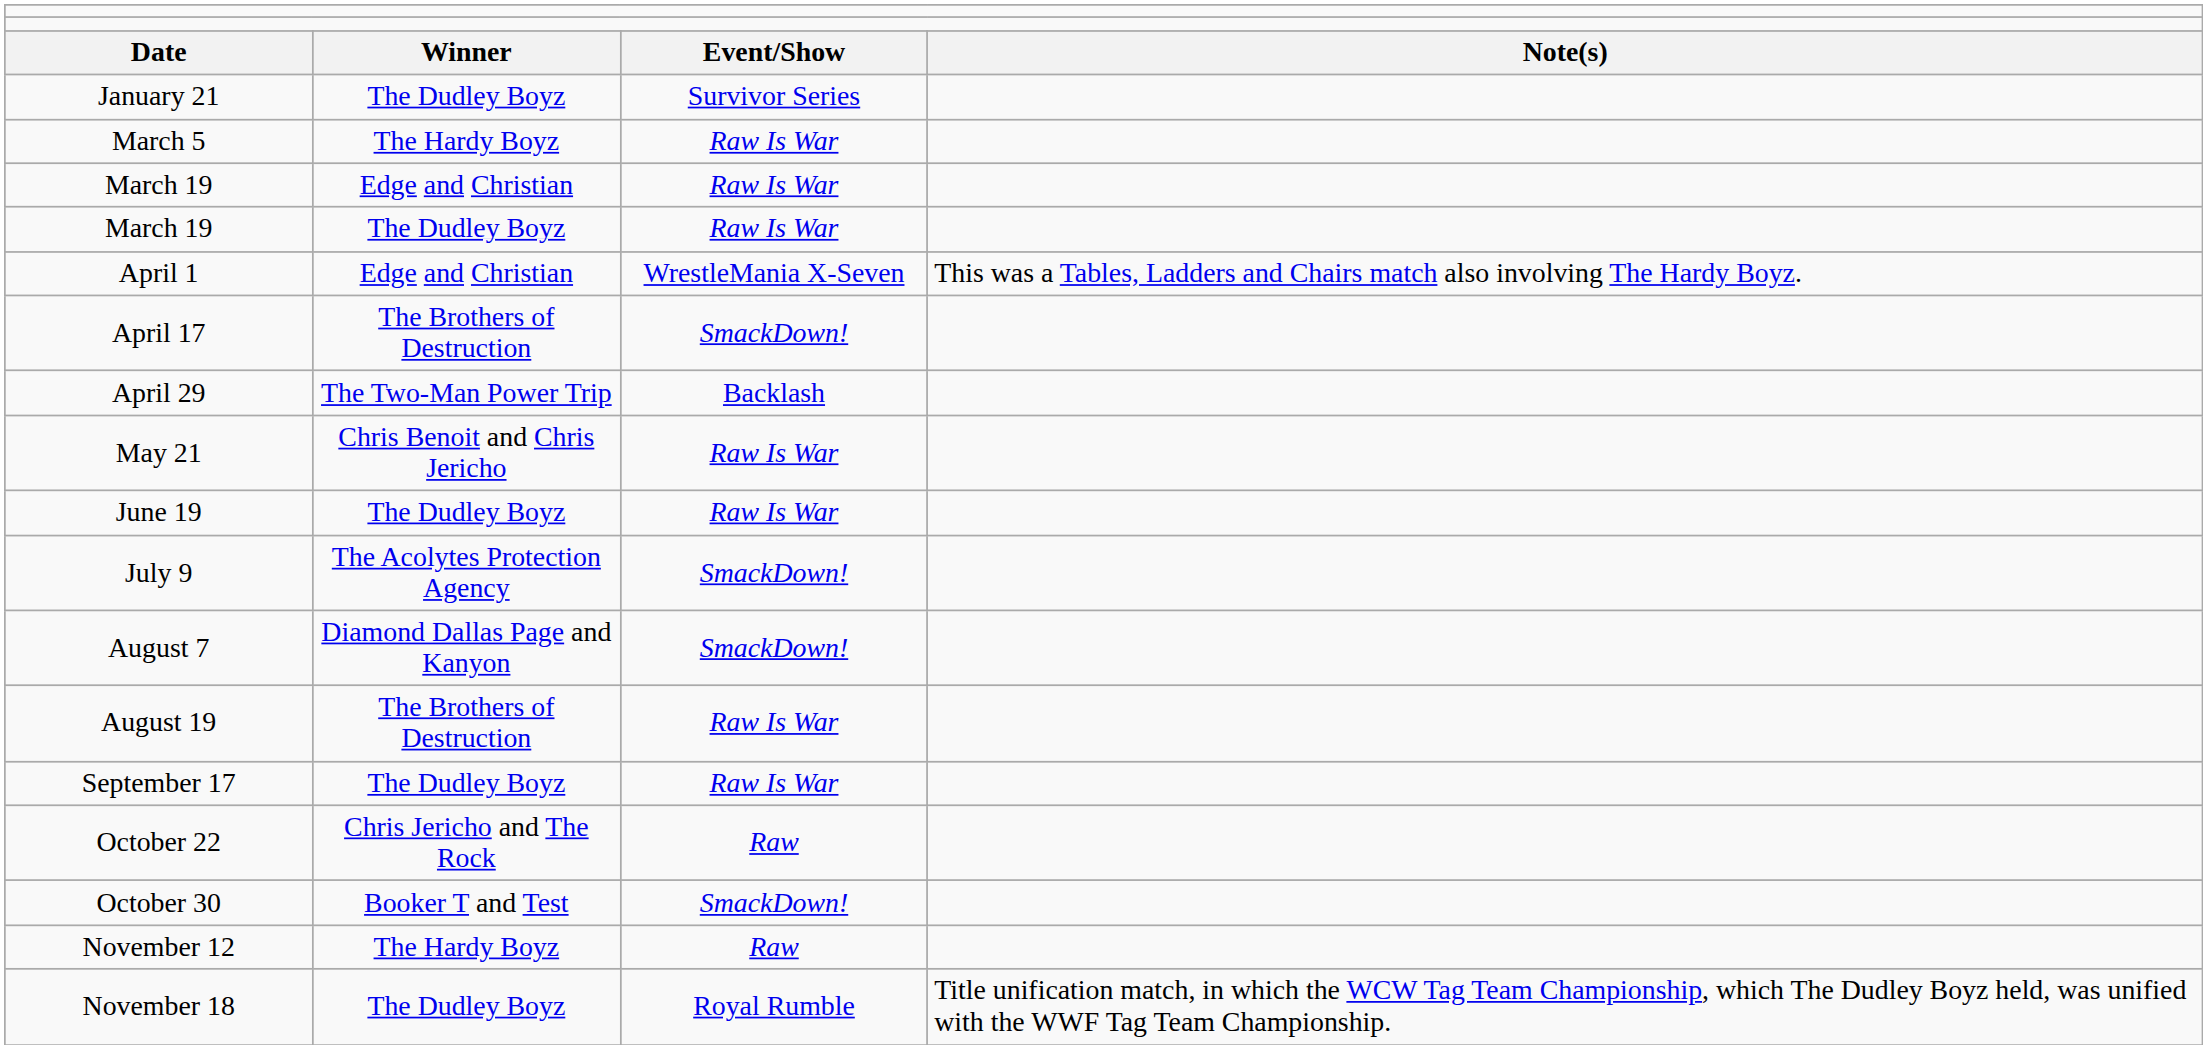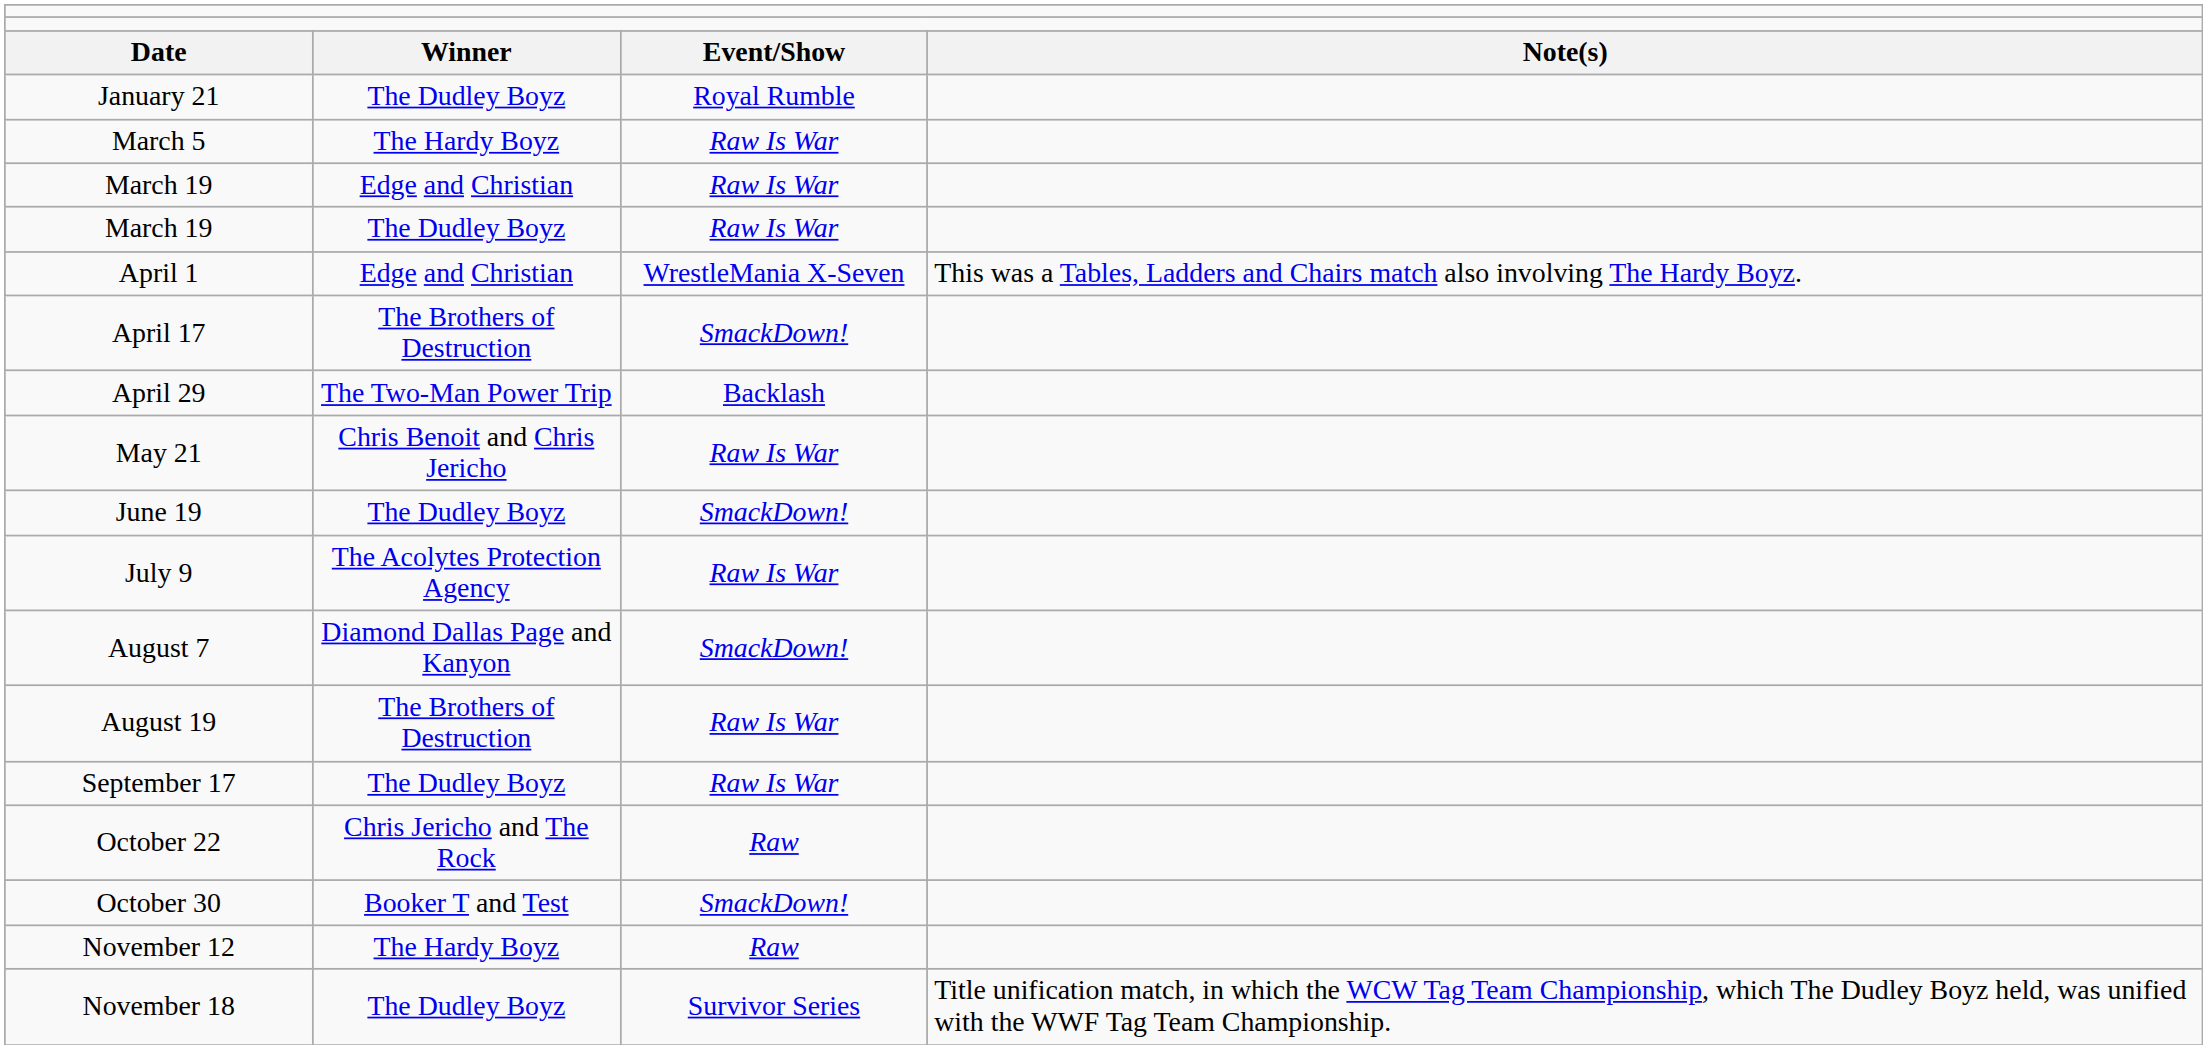(774, 96) Survivor Series -> (774, 96) Royal Rumble
(774, 512) Raw Is War -> (774, 512) SmackDown!
(774, 572) SmackDown! -> (774, 572) Raw Is War
(774, 1006) Royal Rumble -> (774, 1006) Survivor Series
